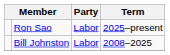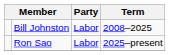rows swapped: (41, 43) <-> (33, 27)
